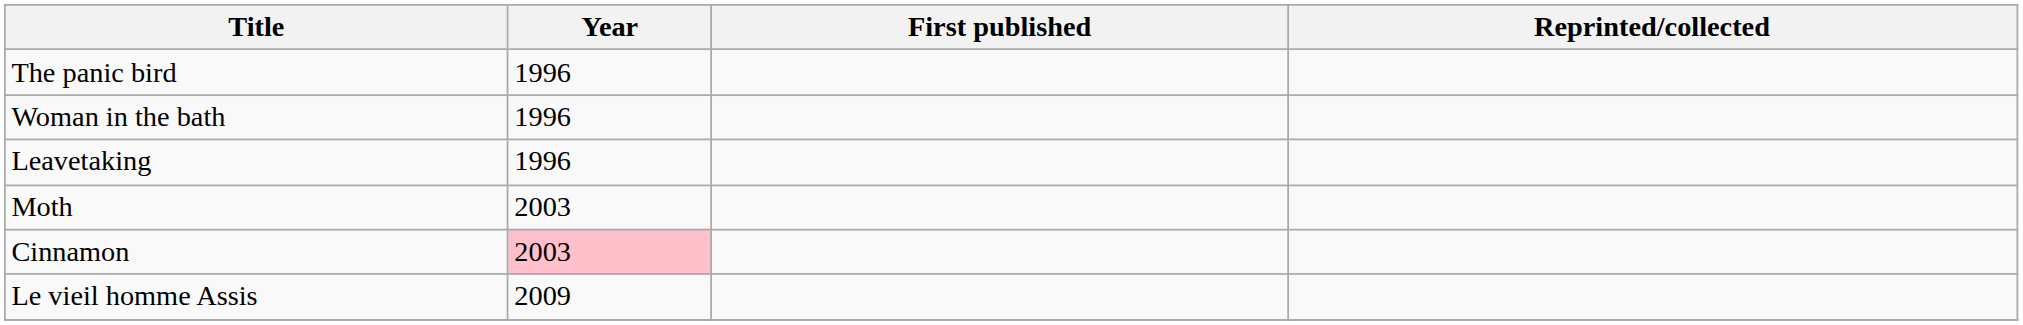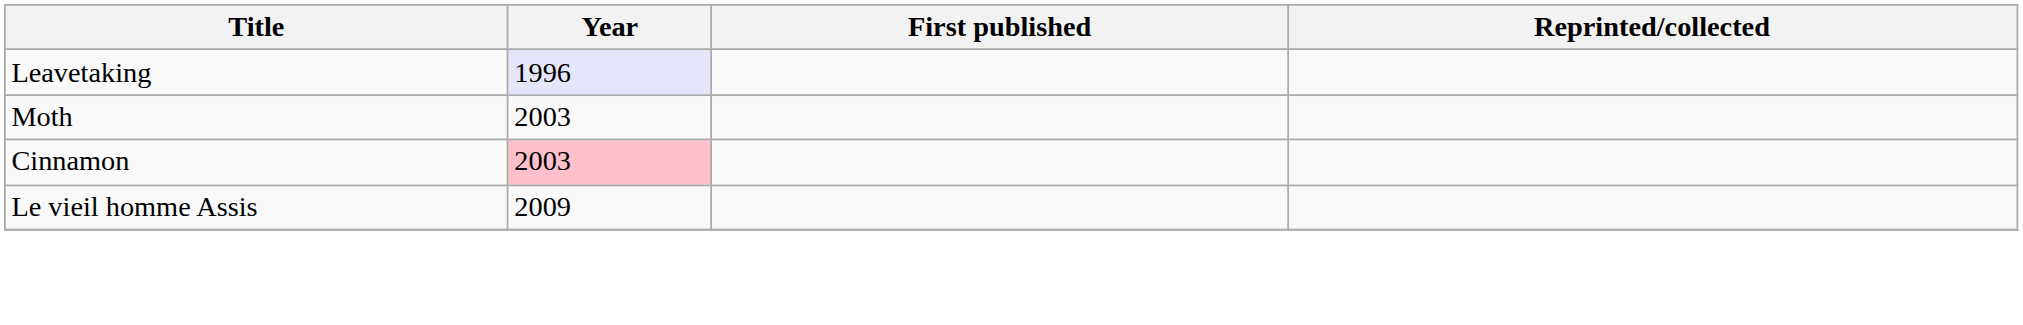- row: (94, 71)
- row: (118, 116)
(543, 161) no background -> (543, 71) lavender background
